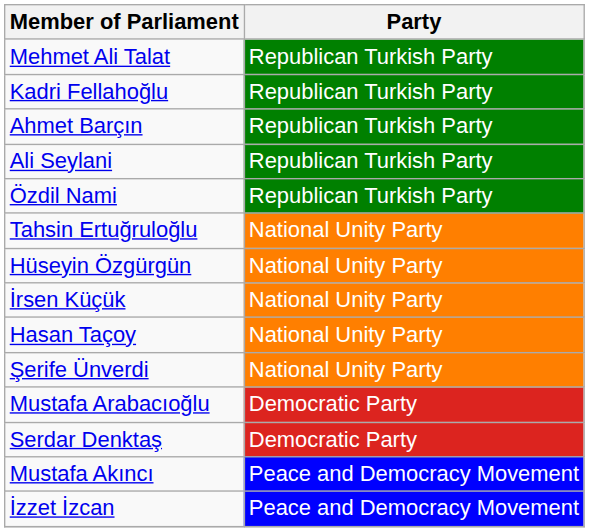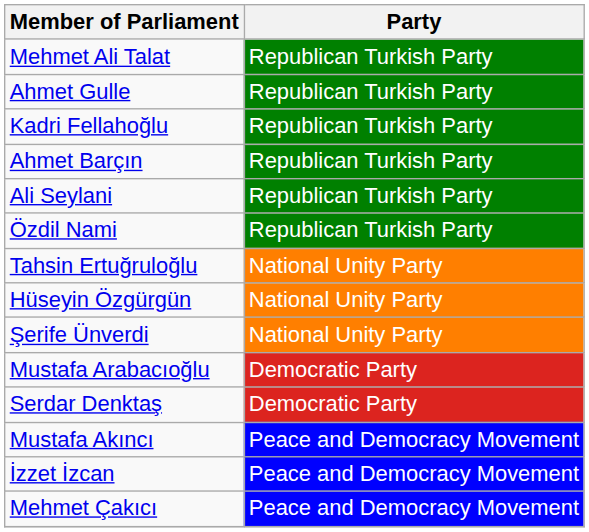+ row: (70, 91)
- row: (68, 299)
- row: (73, 334)
+ row: (83, 508)
